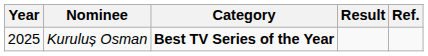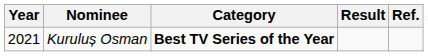(24, 39) 2025 -> (24, 39) 2021
